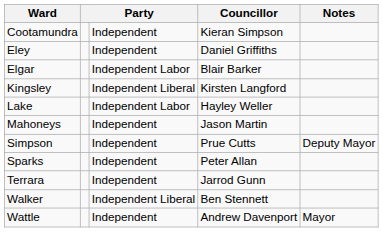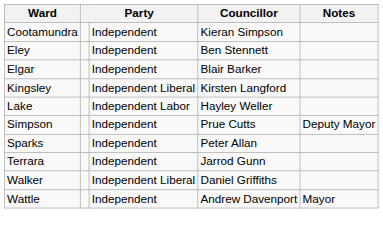(239, 50) Daniel Griffiths -> (234, 50) Ben Stennett
(141, 69) Independent Labor -> (124, 69) Independent
- row: (34, 124)
(234, 198) Ben Stennett -> (239, 180) Daniel Griffiths
